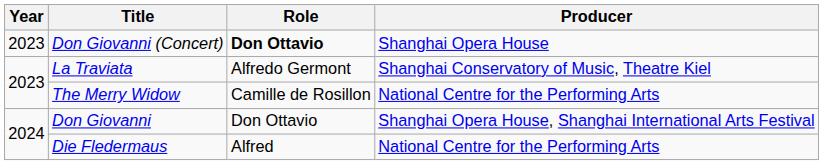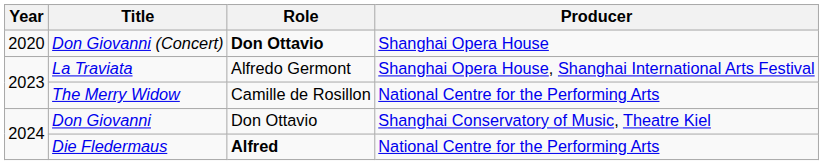(26, 43) 2023 -> (26, 43) 2020
(545, 69) Shanghai Conservatory of Music, Theatre Kiel -> (596, 69) Shanghai Opera House, Shanghai International Arts Festival
(596, 120) Shanghai Opera House, Shanghai International Arts Festival -> (545, 120) Shanghai Conservatory of Music, Theatre Kiel
(252, 146) normal -> (255, 146) bold
